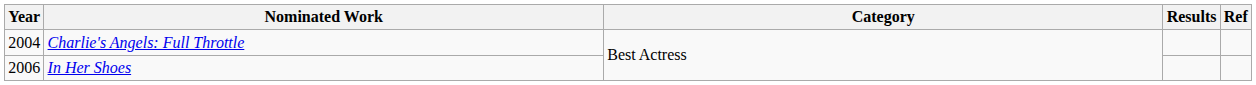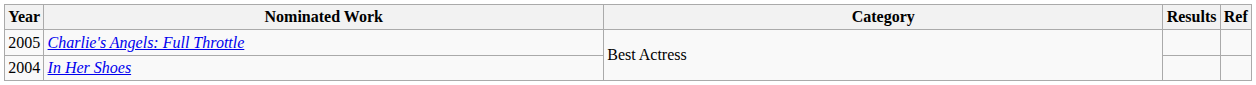(24, 42) 2004 -> (24, 42) 2005
(24, 67) 2006 -> (24, 67) 2004
